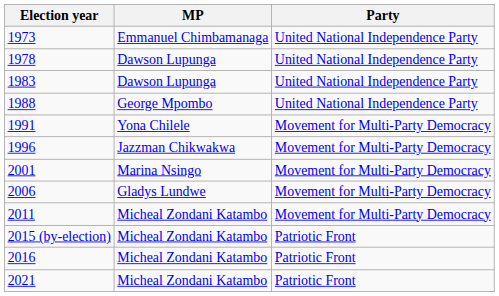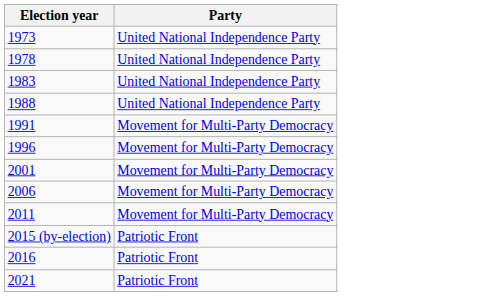- column: (193, 15)
